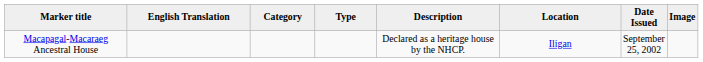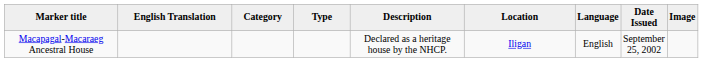+ column: (598, 17)
